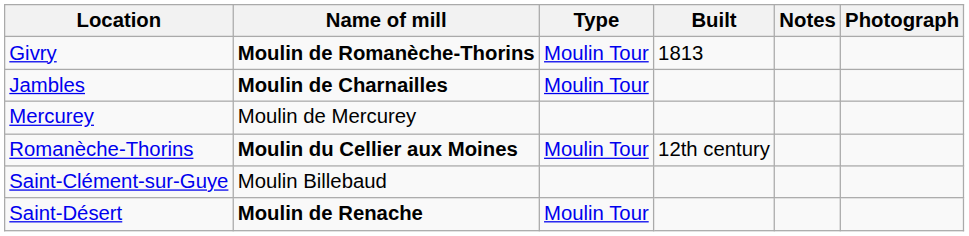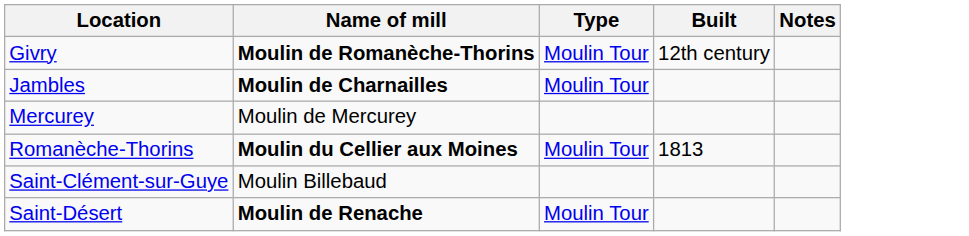- column: (902, 20)
(681, 52) 1813 -> (714, 52) 12th century
(714, 149) 12th century -> (681, 149) 1813
